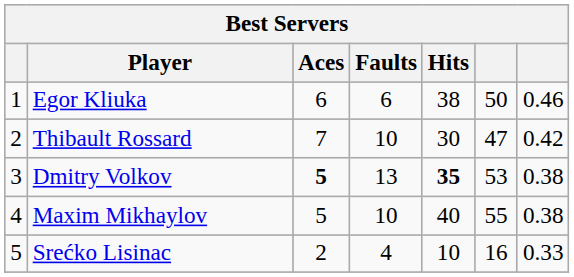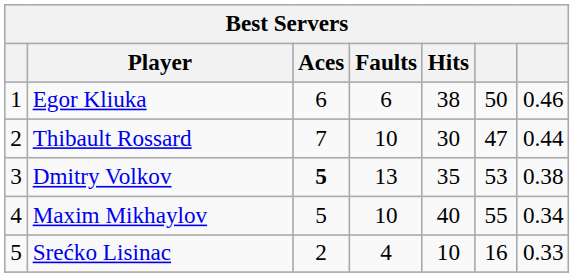(543, 138) 0.42 -> (543, 138) 0.44
(448, 176) bold -> (448, 176) normal
(543, 215) 0.38 -> (543, 215) 0.34
